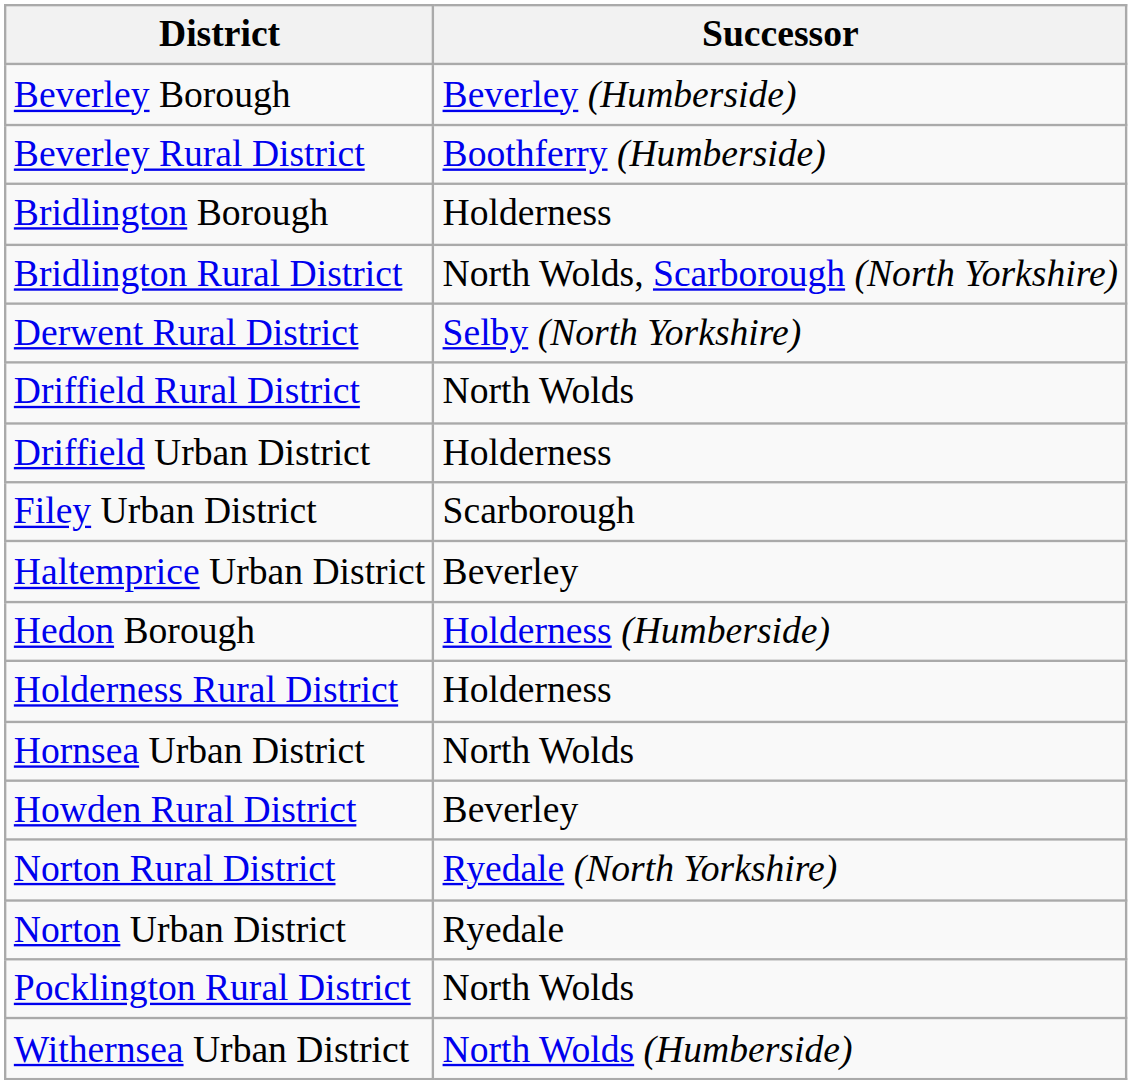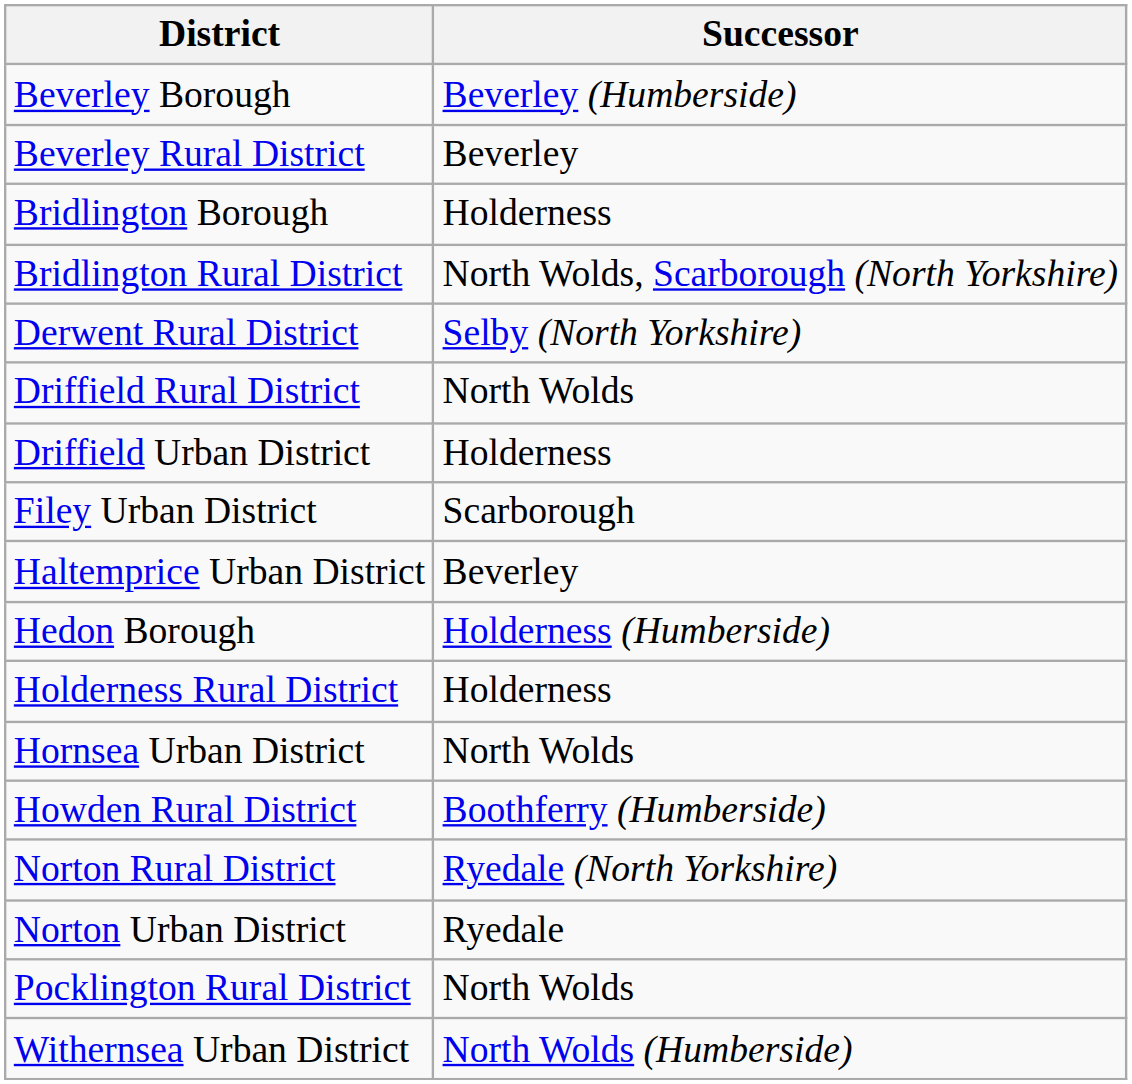(634, 153) Boothferry (Humberside) -> (510, 153) Beverley
(510, 809) Beverley -> (634, 809) Boothferry (Humberside)
